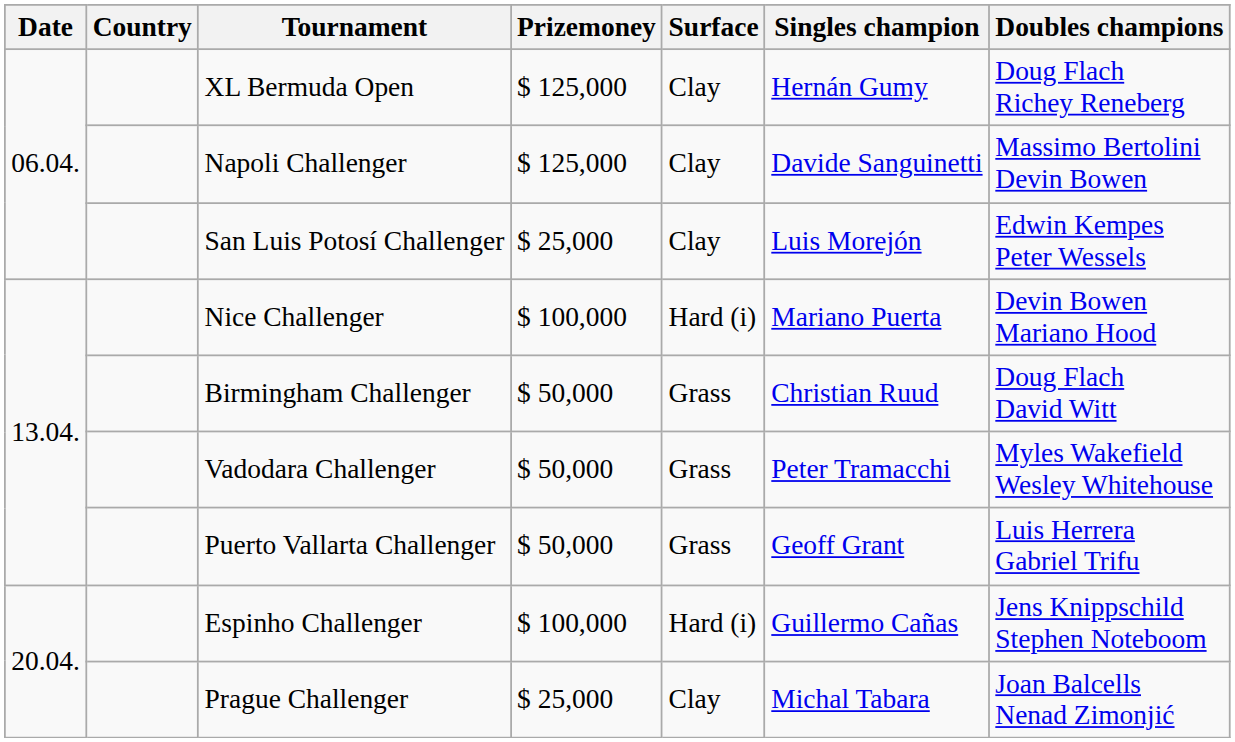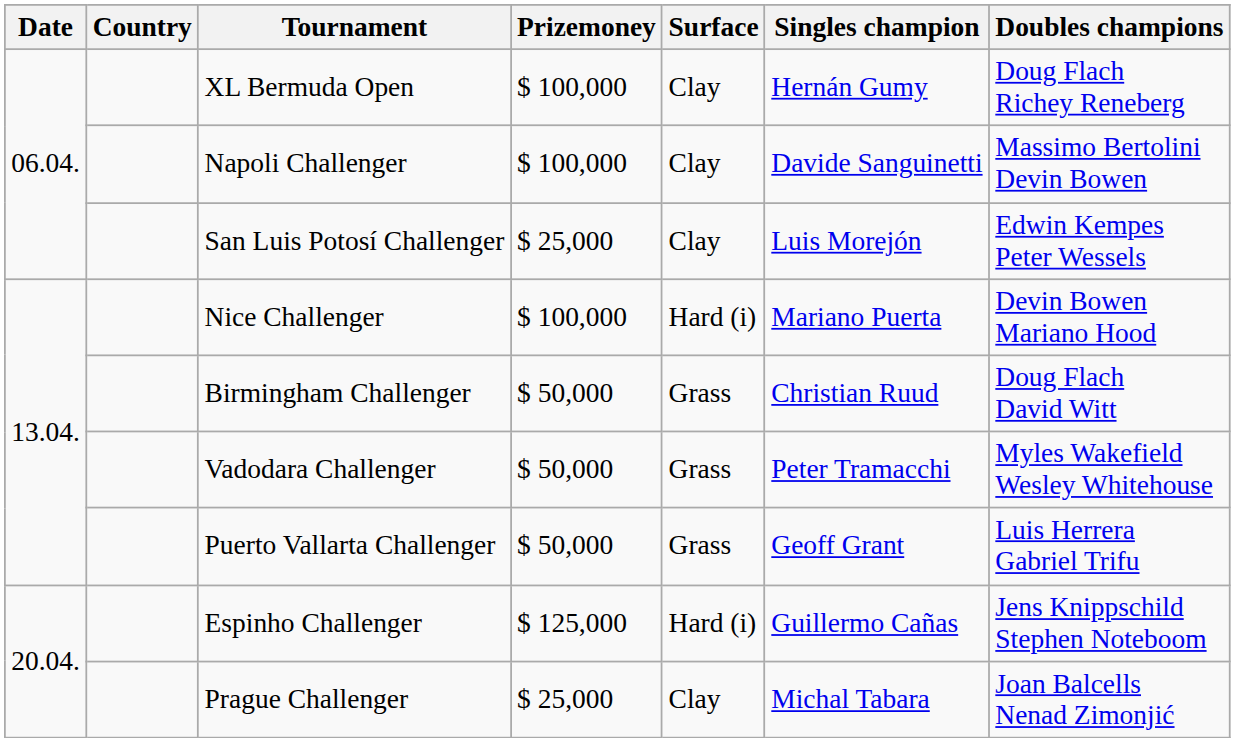(572, 86) $ 125,000 -> (572, 86) $ 100,000
(572, 163) $ 125,000 -> (572, 163) $ 100,000
(572, 621) $ 100,000 -> (572, 621) $ 125,000
